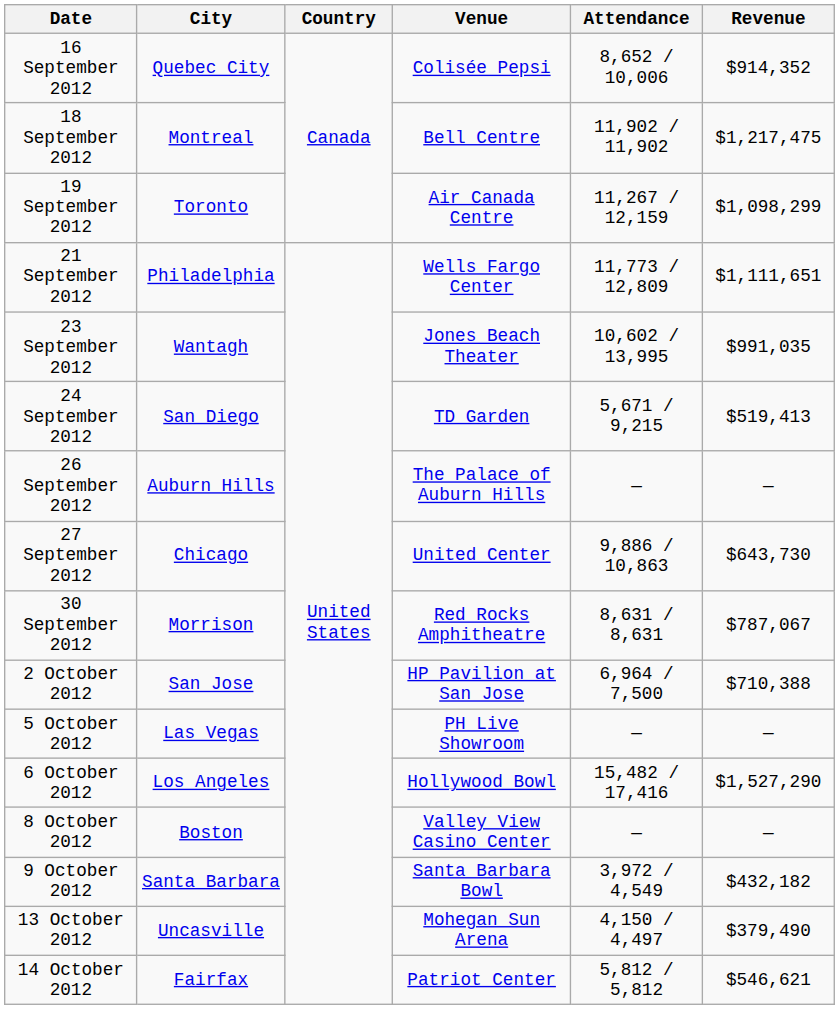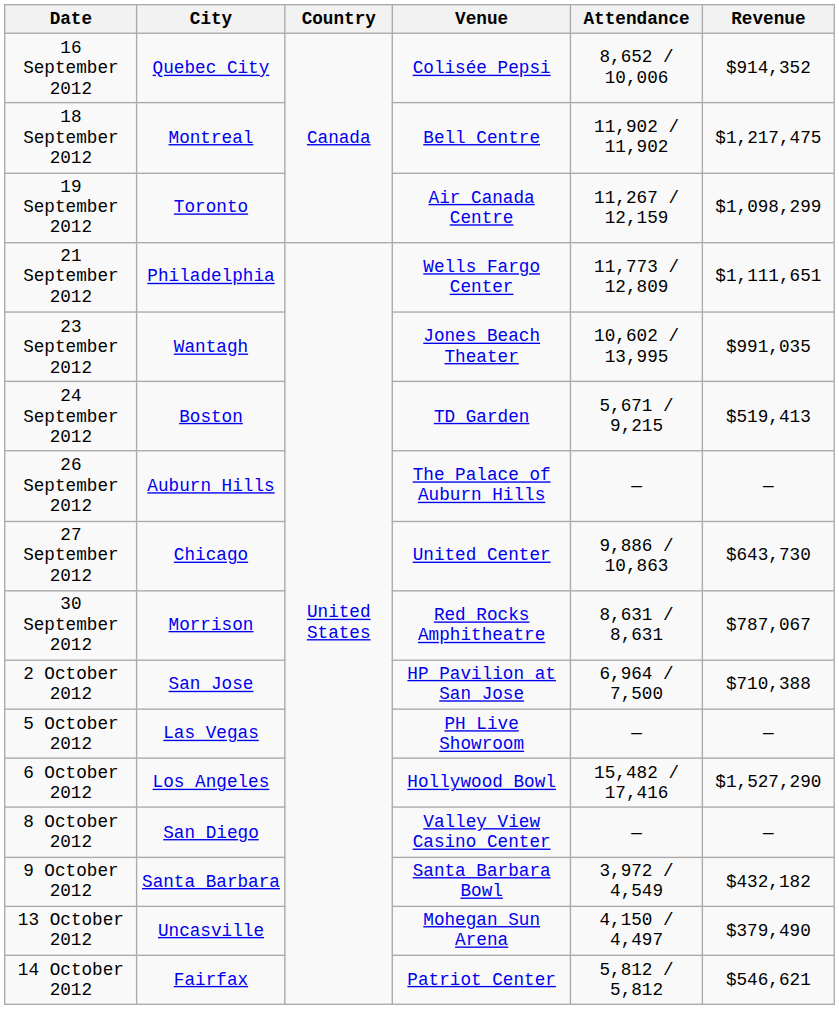(211, 416) San Diego -> (211, 416) Boston
(211, 832) Boston -> (211, 832) San Diego
